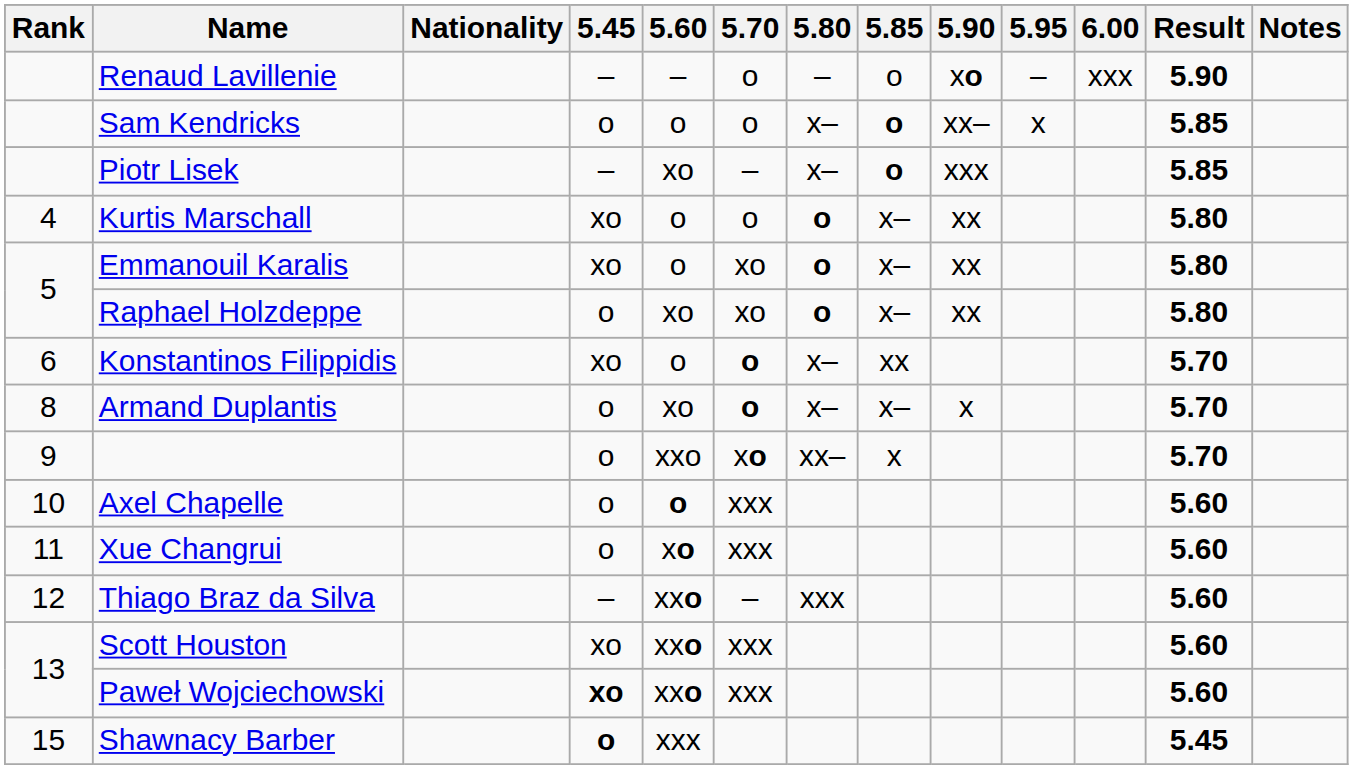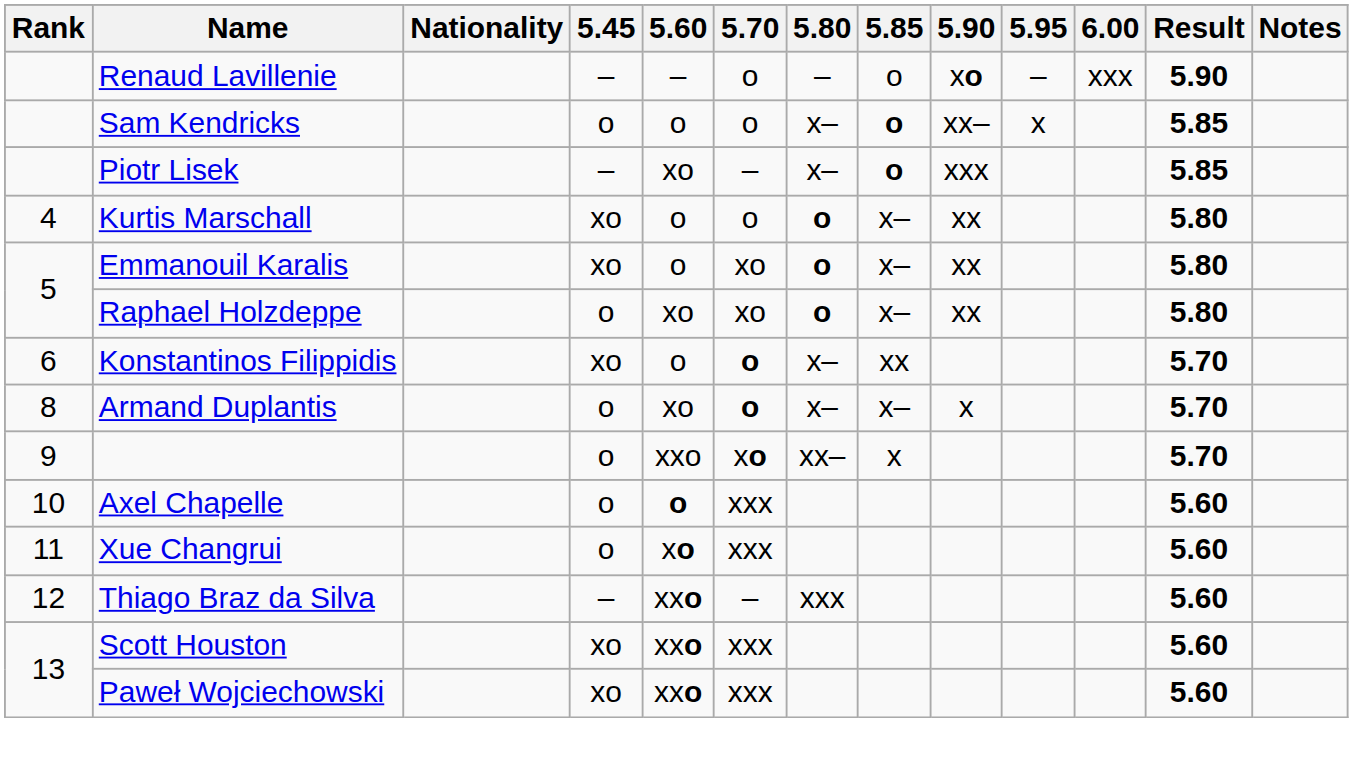(606, 692) bold -> (606, 692) normal
- row: (217, 739)
